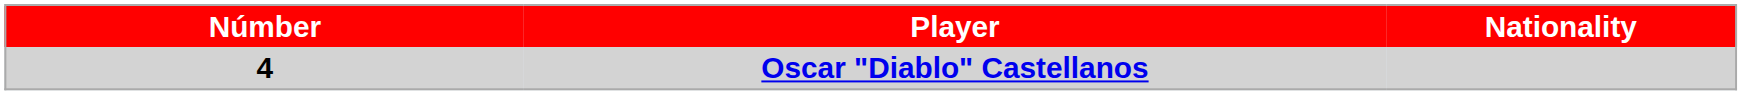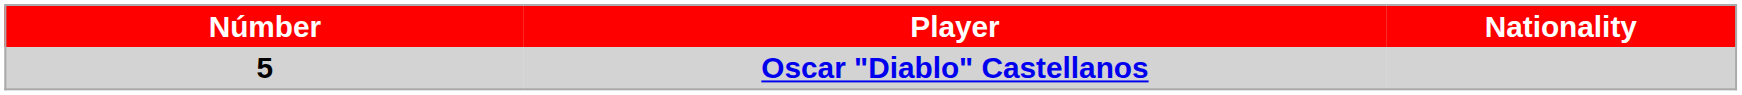(265, 68) 4 -> (265, 68) 5
